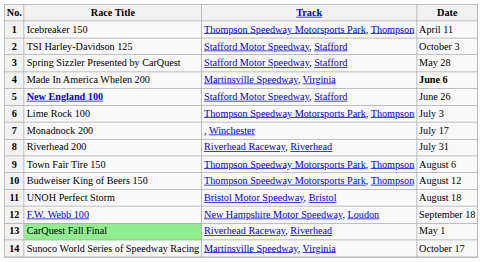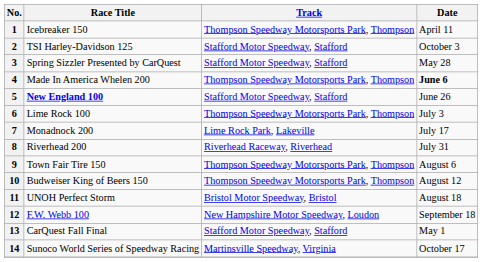(270, 79) Martinsville Speedway, Virginia -> (309, 79) Thompson Speedway Motorsports Park, Thompson
(229, 130) , Winchester -> (259, 130) Lime Rock Park, Lakeville
(67, 231) lightgreen background -> (67, 231) no background
(268, 231) Riverhead Raceway, Riverhead -> (276, 231) Stafford Motor Speedway, Stafford
